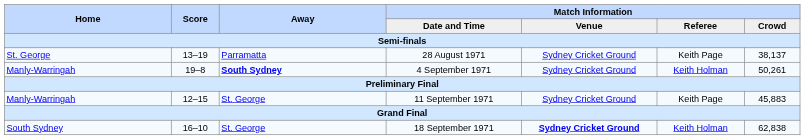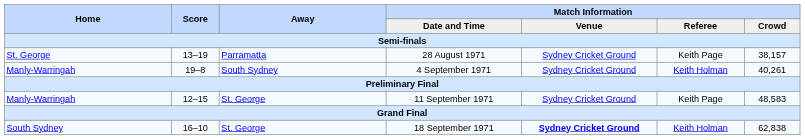(772, 55) 38,137 -> (772, 55) 38,157
(252, 70) bold -> (250, 70) normal
(772, 70) 50,261 -> (772, 70) 40,261
(772, 98) 45,883 -> (772, 98) 48,583
